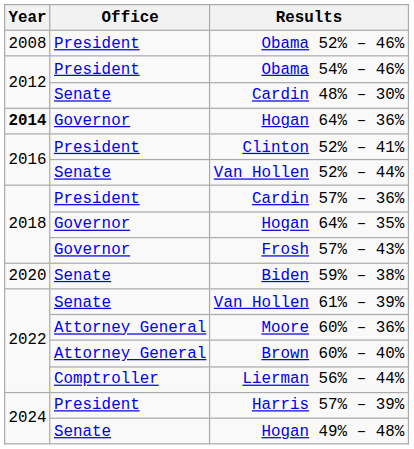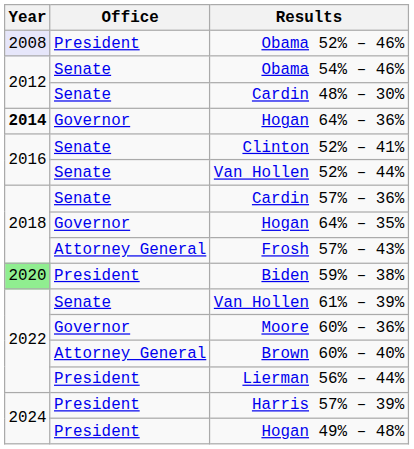(27, 43) no background -> (27, 43) lavender background
(97, 69) President -> (83, 69) Senate
(97, 147) President -> (83, 147) Senate
(97, 198) President -> (83, 198) Senate
(92, 250) Governor -> (130, 250) Attorney General
(27, 276) no background -> (27, 276) lightgreen background
(83, 276) Senate -> (97, 276) President
(130, 328) Attorney General -> (92, 328) Governor
(106, 379) Comptroller -> (97, 379) President
(83, 431) Senate -> (97, 431) President
